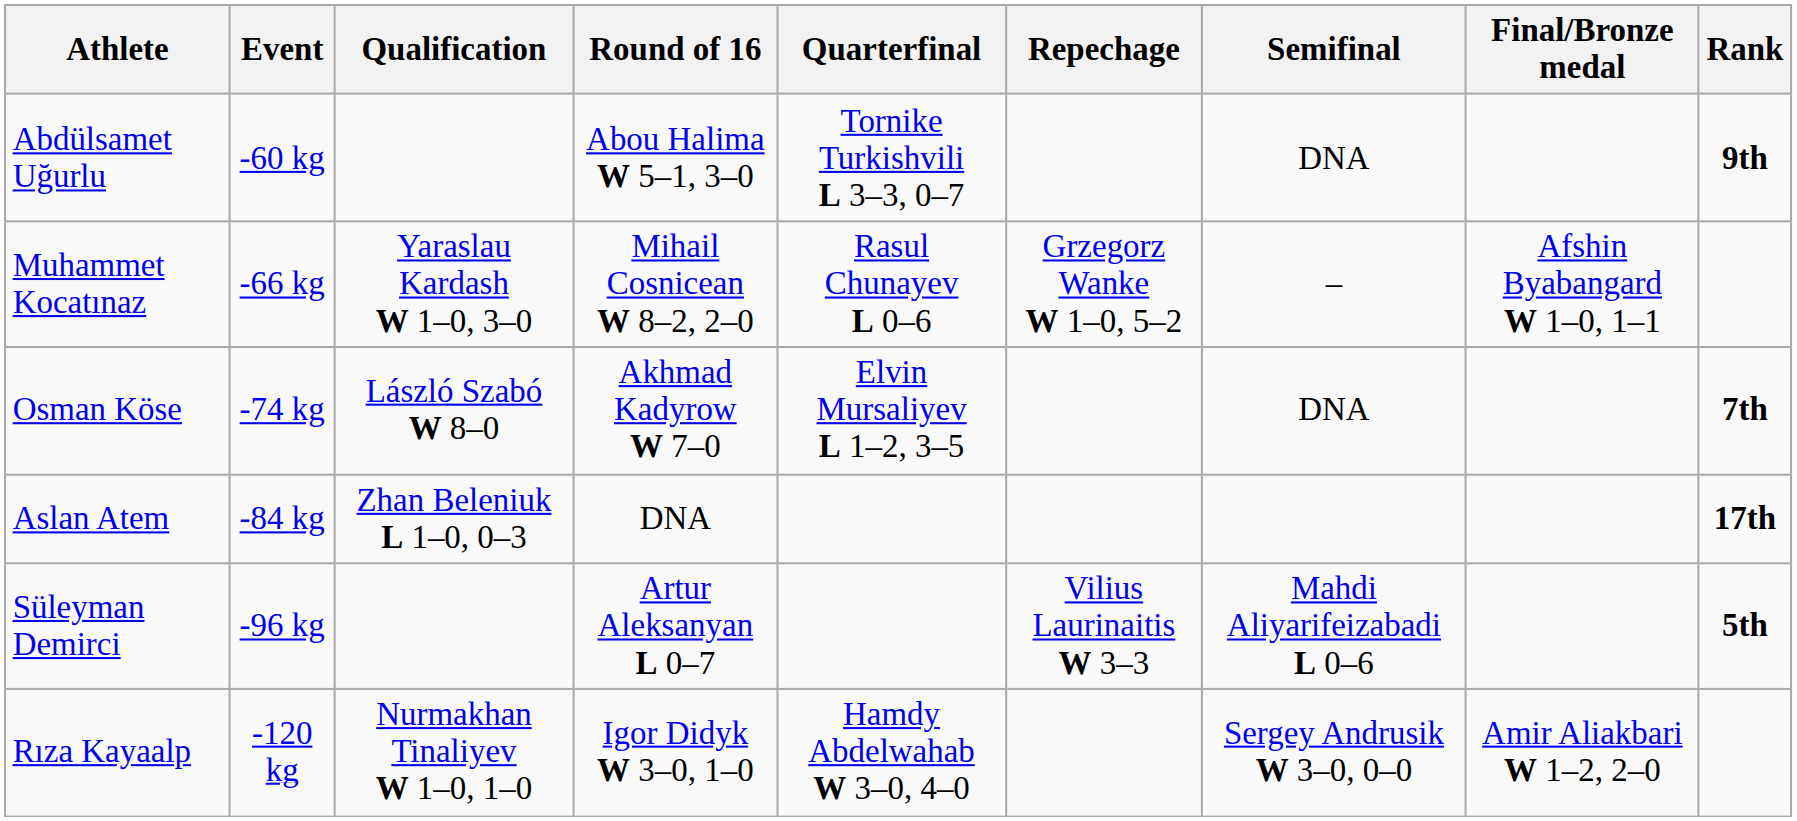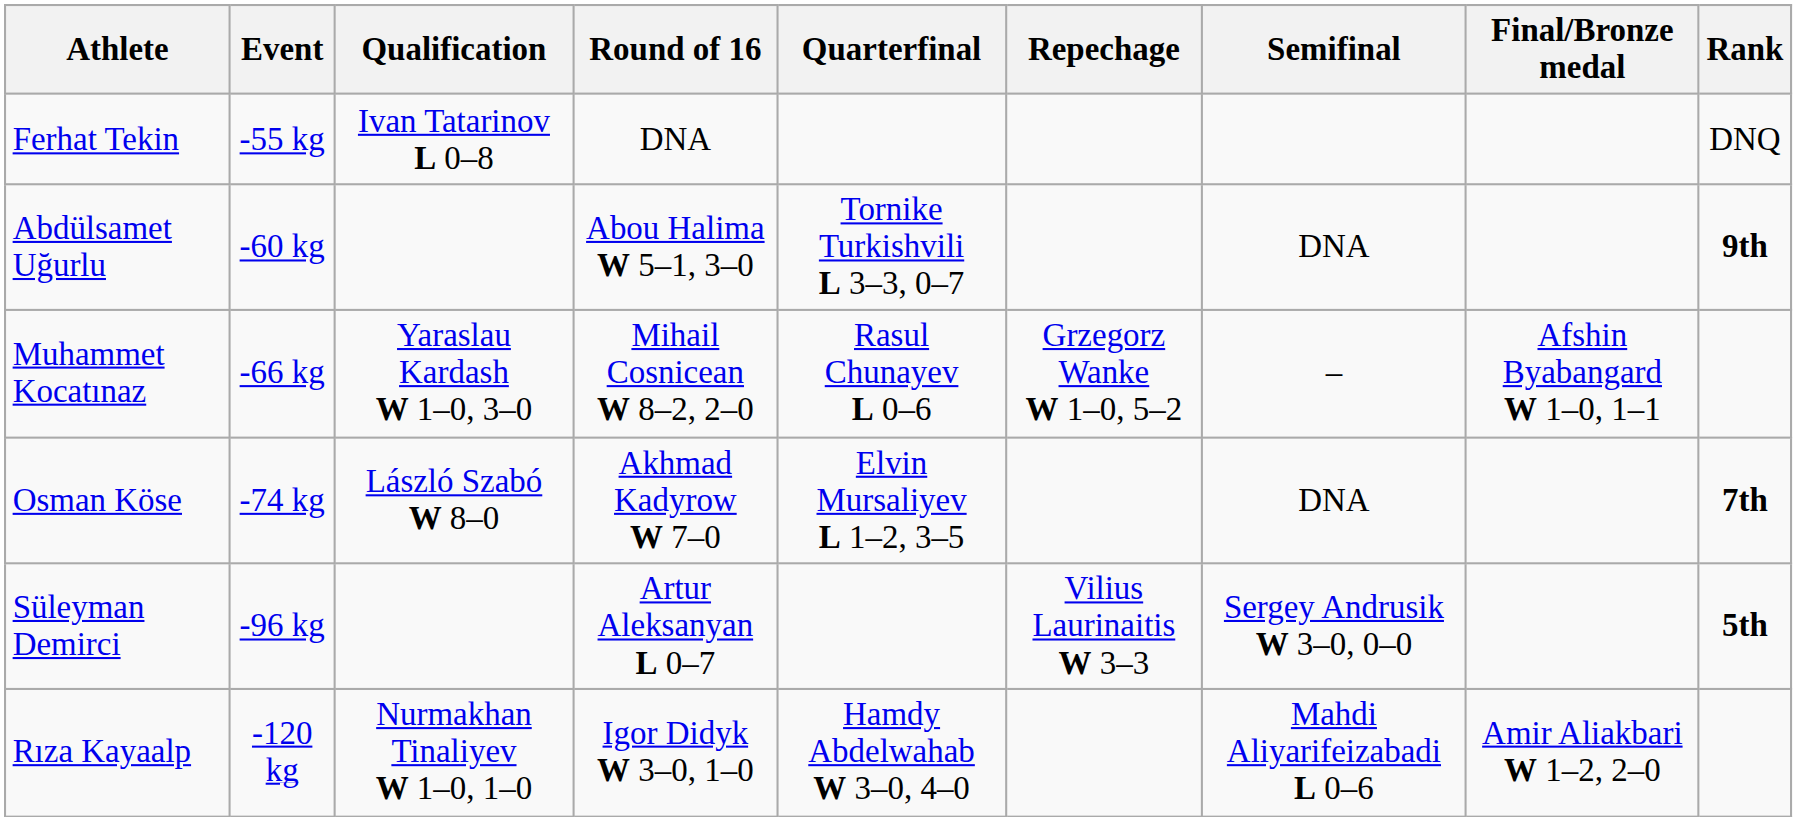+ row: (96, 138)
- row: (91, 517)
(1334, 625) Mahdi Aliyarifeizabadi L 0–6 -> (1334, 625) Sergey Andrusik W 3–0, 0–0
(1334, 752) Sergey Andrusik W 3–0, 0–0 -> (1334, 752) Mahdi Aliyarifeizabadi L 0–6
